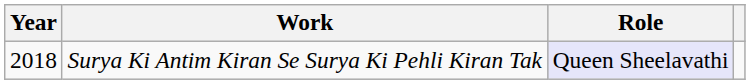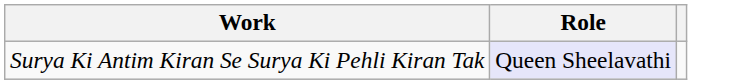- column: (33, 23)
